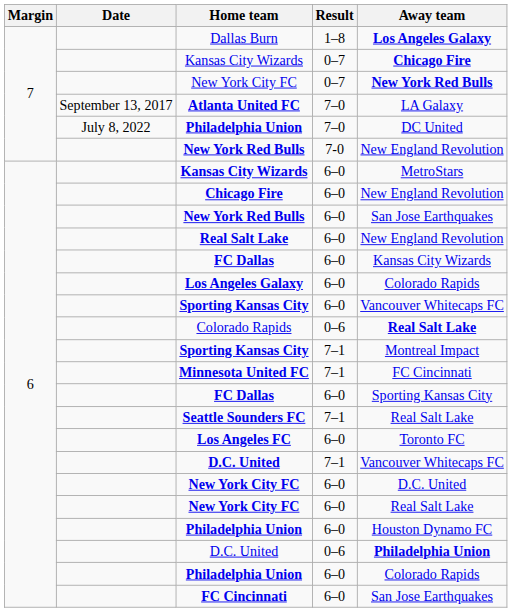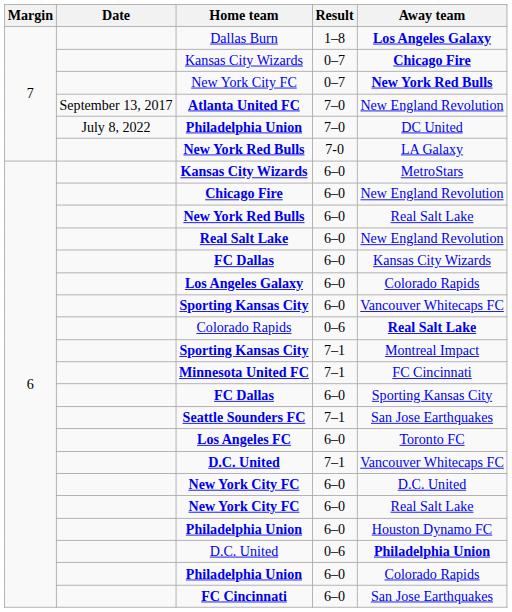(432, 104) LA Galaxy -> (432, 104) New England Revolution
(432, 149) New England Revolution -> (432, 149) LA Galaxy
(432, 216) San Jose Earthquakes -> (432, 216) Real Salt Lake
(432, 417) Real Salt Lake -> (432, 417) San Jose Earthquakes
